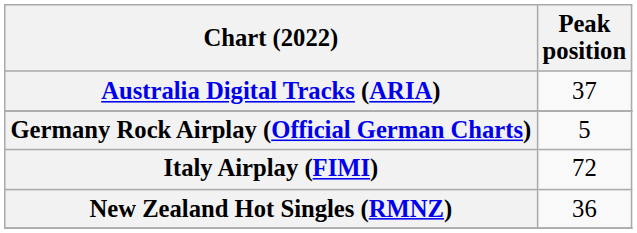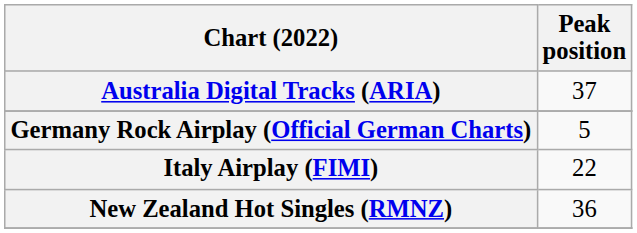(584, 168) 72 -> (584, 168) 22
